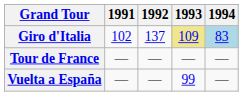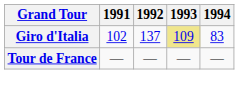(222, 36) lightblue background -> (217, 36) no background
- row: (55, 79)
